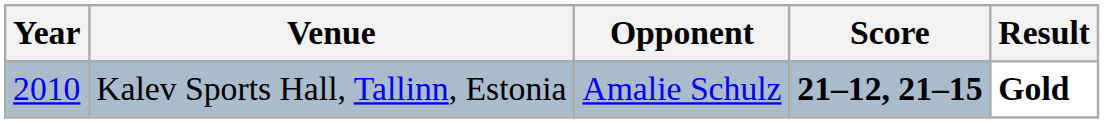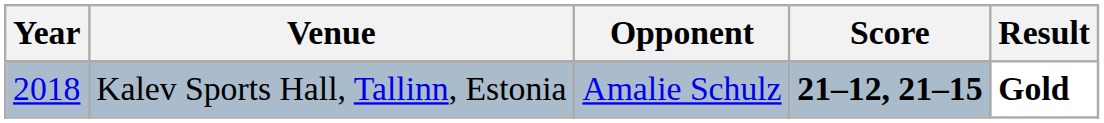(47, 88) 2010 -> (47, 88) 2018
